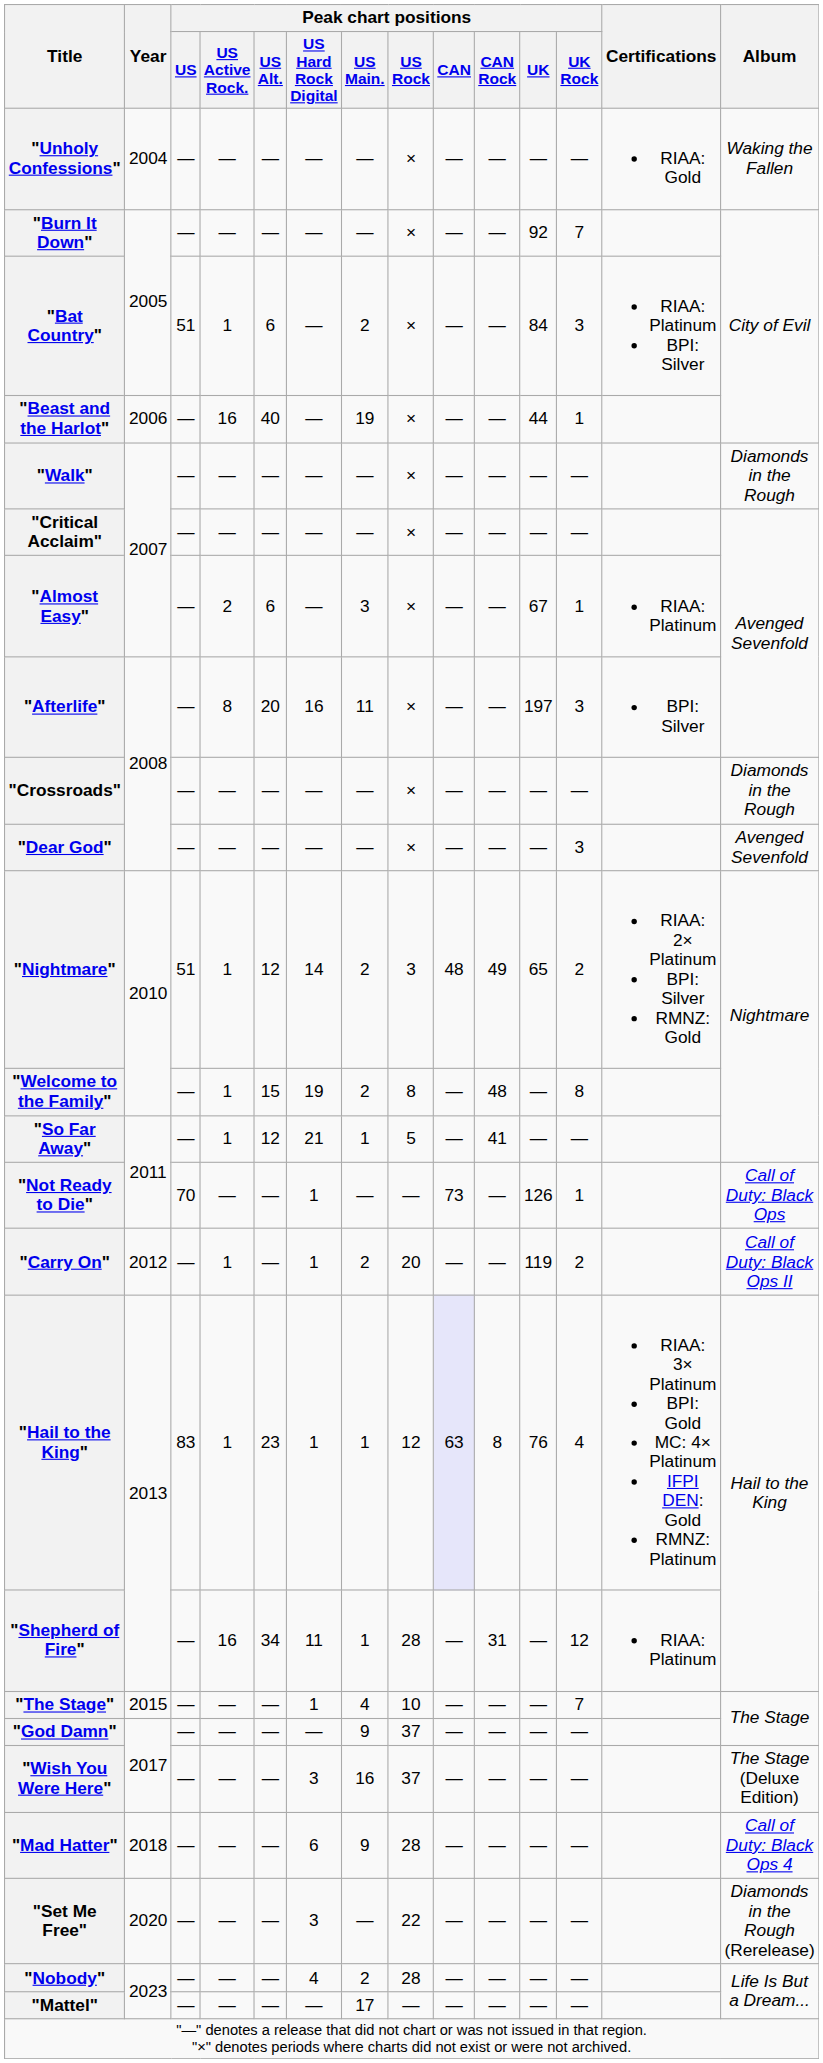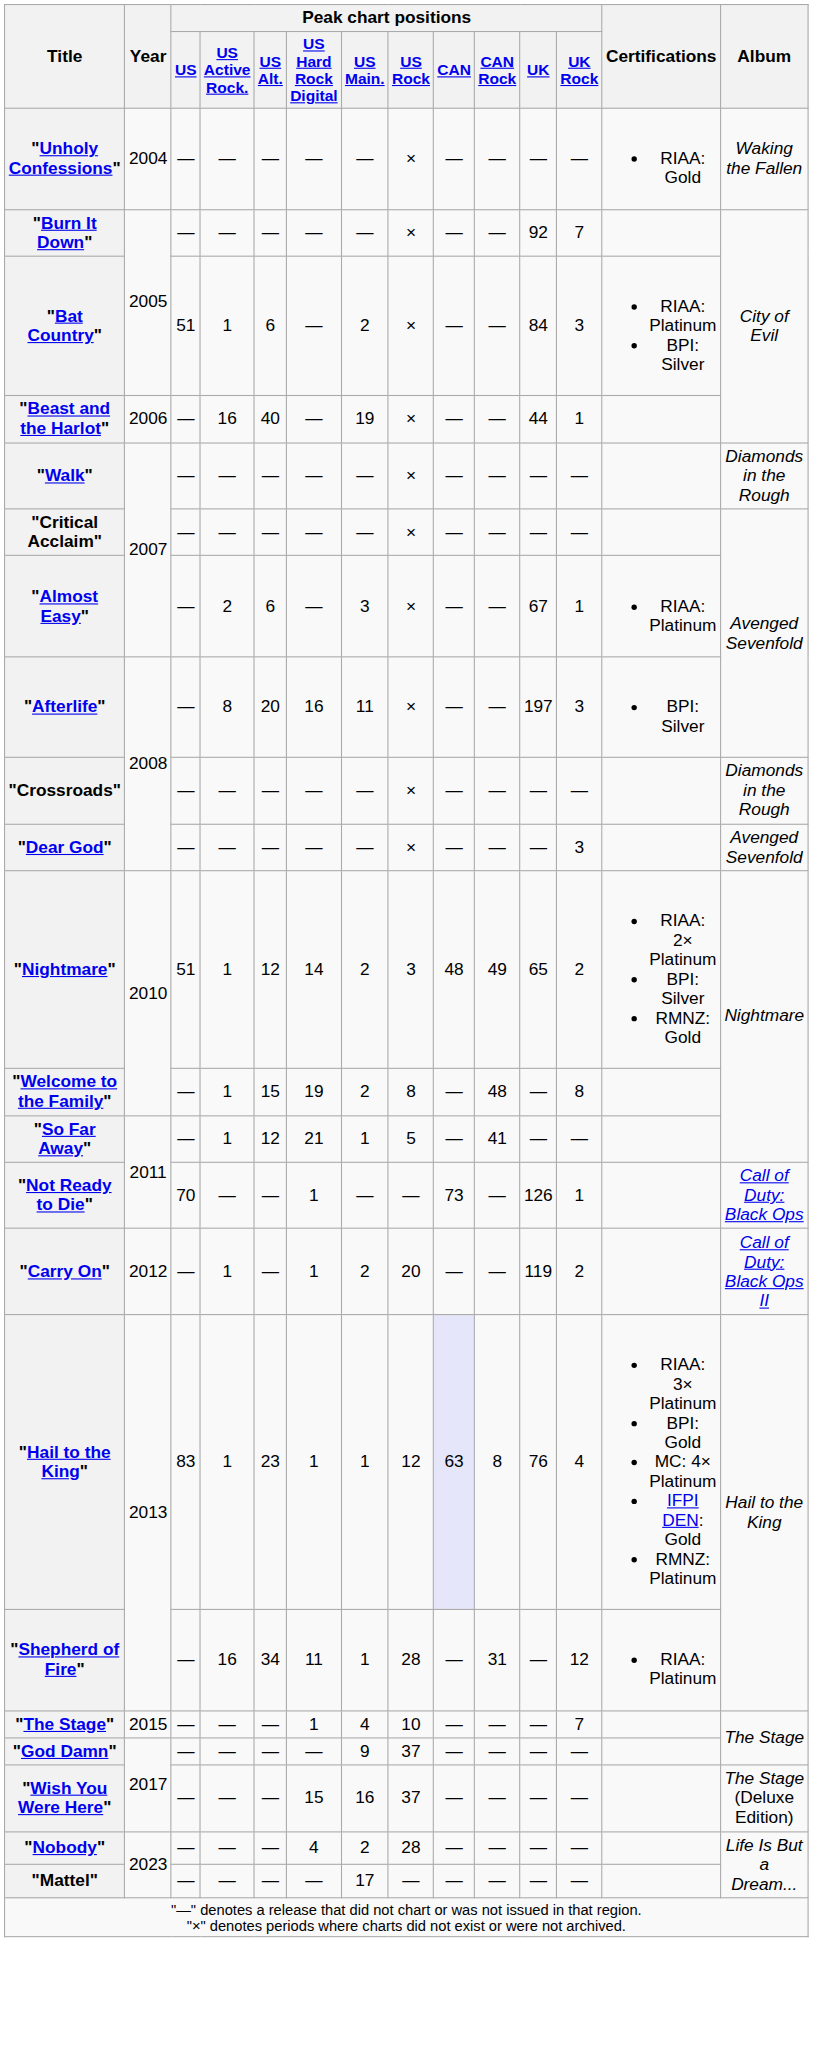(314, 1778) 3 -> (314, 1798) 15
- row: (65, 1845)
- row: (65, 1921)
